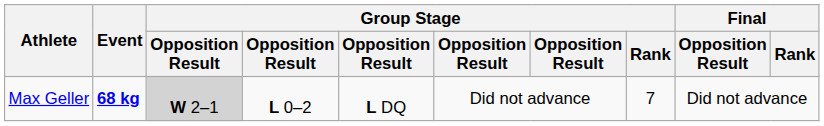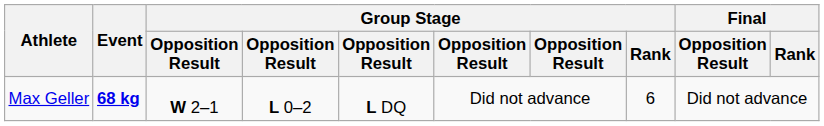(194, 108) lightgrey background -> (194, 108) no background
(650, 99) 7 -> (650, 99) 6
